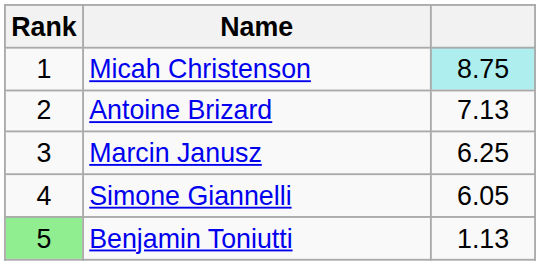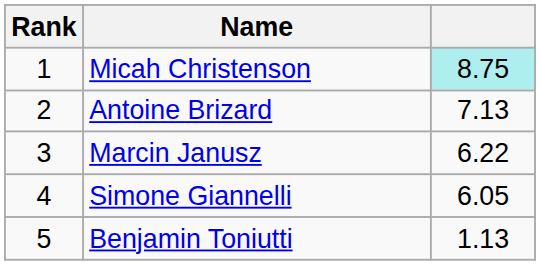(483, 153) 6.25 -> (483, 153) 6.22
(44, 238) lightgreen background -> (44, 238) no background
